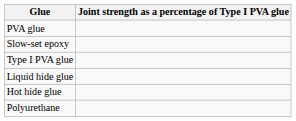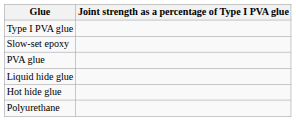rows swapped: (40, 60) <-> (26, 28)
